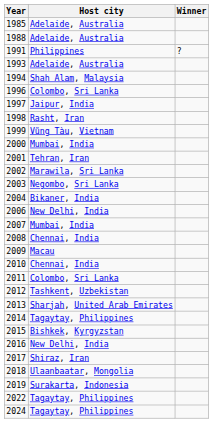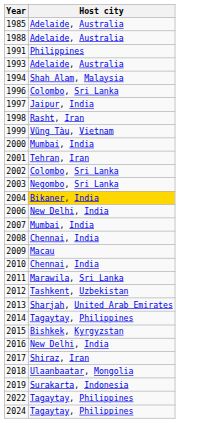- column: (192, 11)
(77, 171) Marawila, Sri Lanka -> (74, 171) Colombo, Sri Lanka
(64, 198) no background -> (64, 198) gold background
(74, 278) Colombo, Sri Lanka -> (77, 278) Marawila, Sri Lanka
